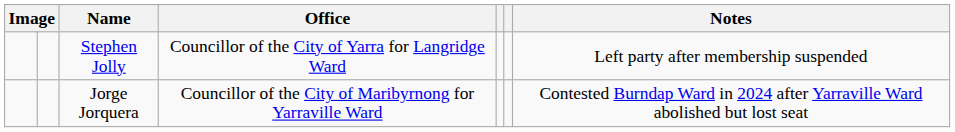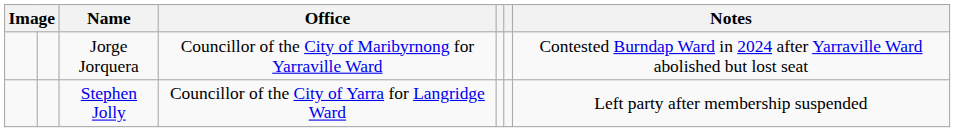rows swapped: (109, 55) <-> (109, 103)
